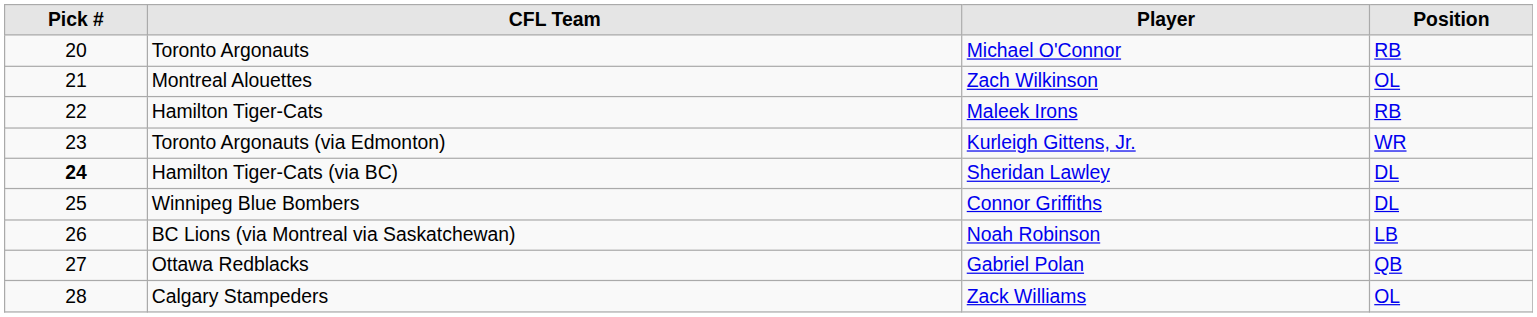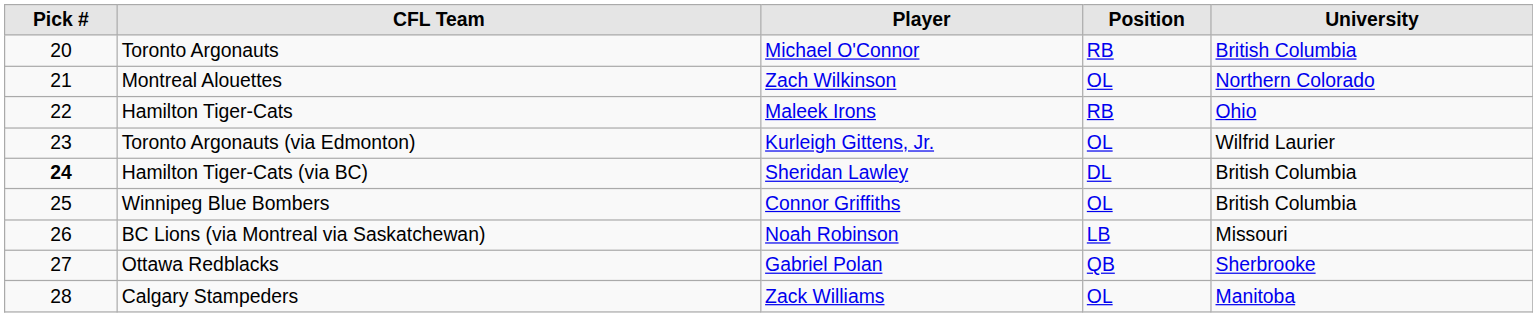+ column: (1372, 19)
(1390, 142) WR -> (1100, 142) OL
(1387, 204) DL -> (1100, 204) OL
